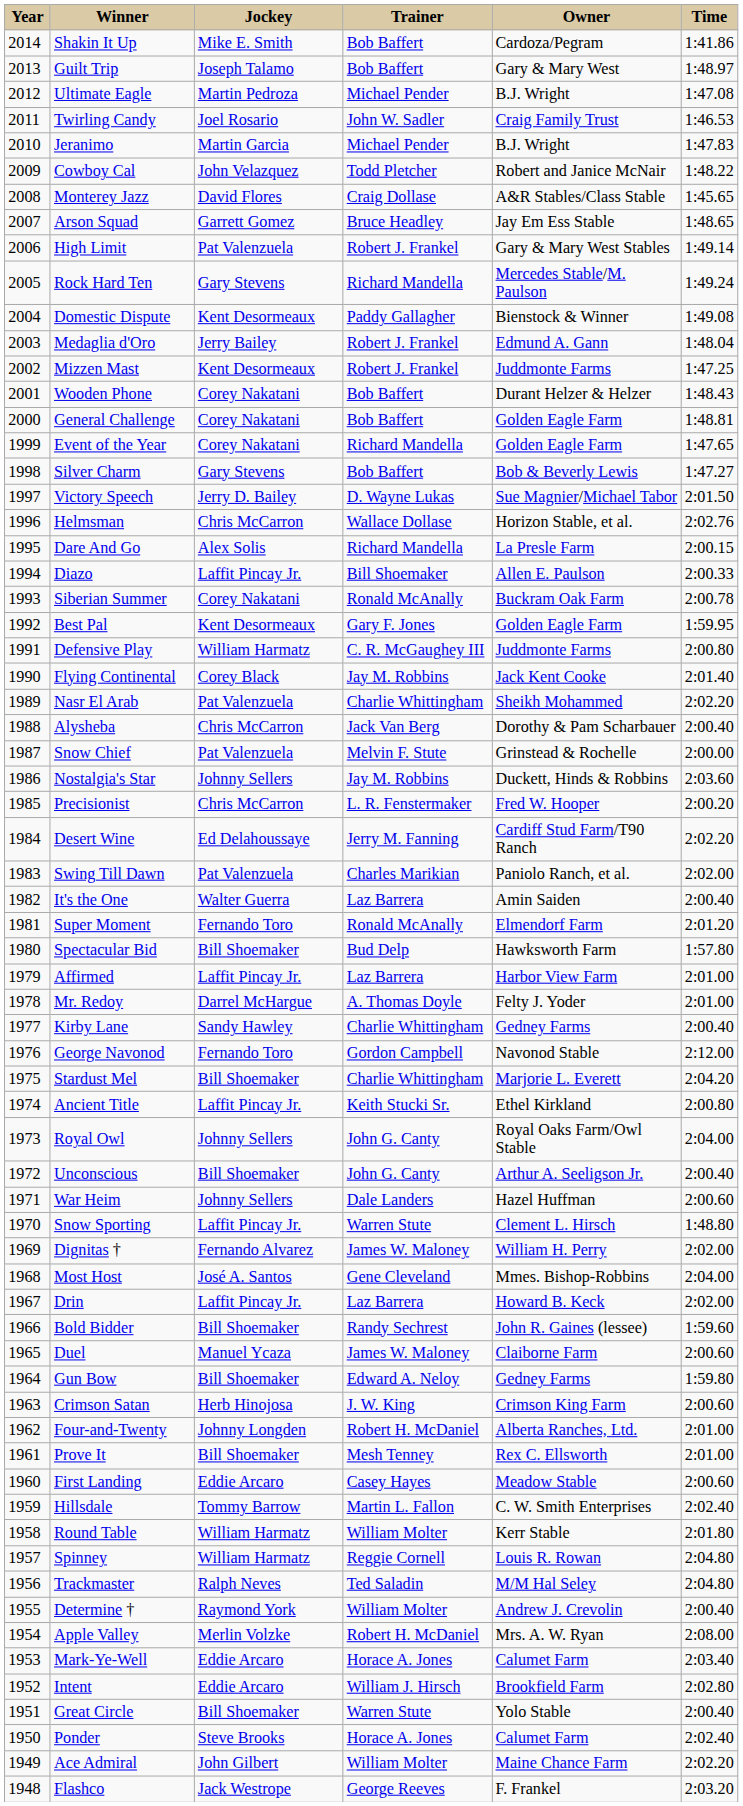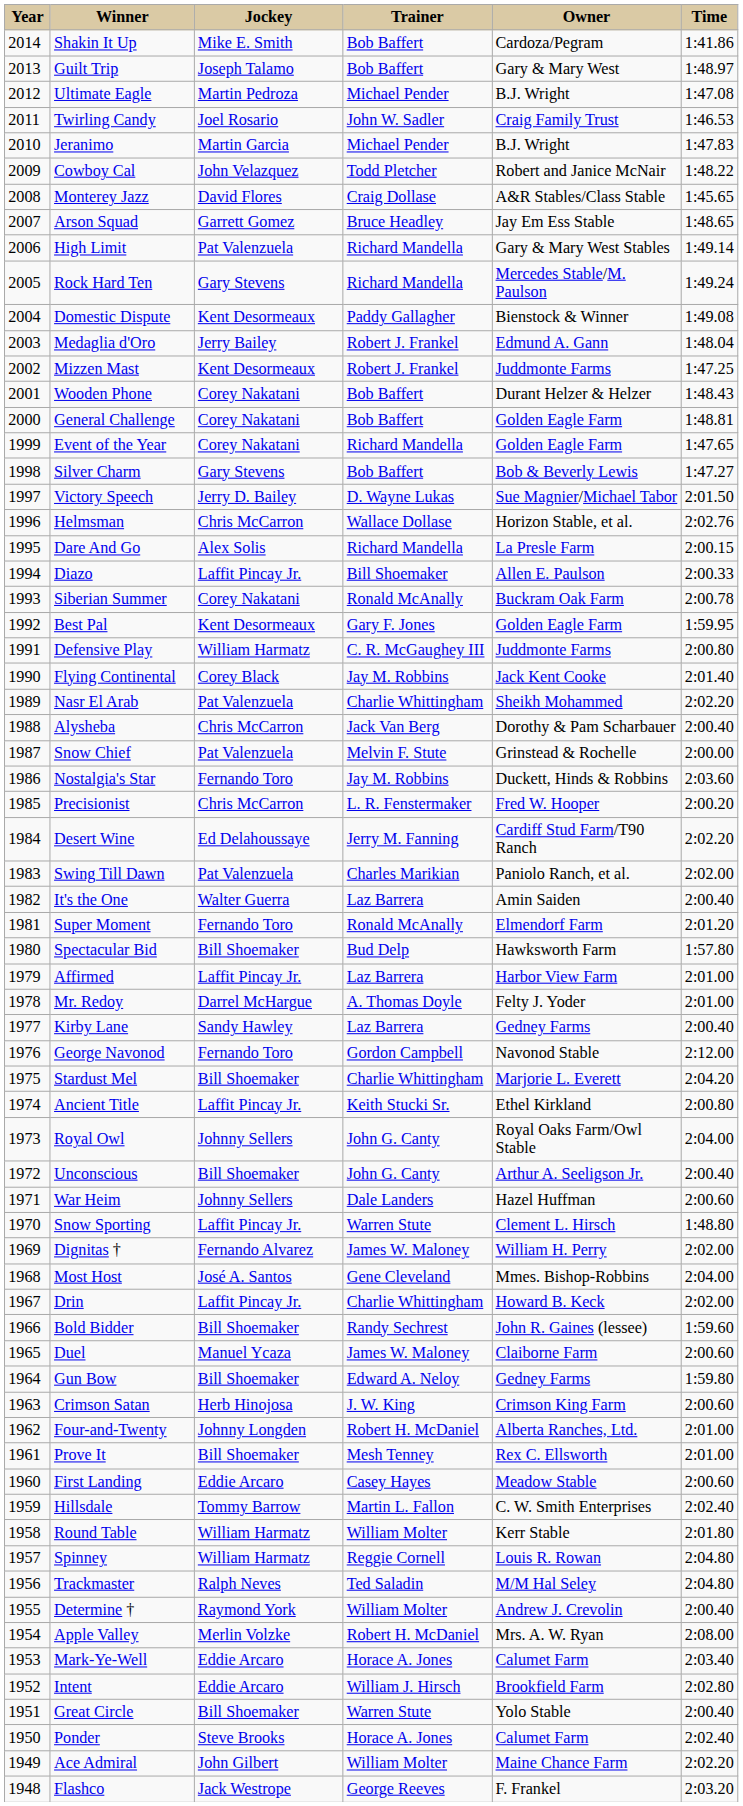(403, 247) Robert J. Frankel -> (405, 247) Richard Mandella
(245, 778) Johnny Sellers -> (245, 778) Fernando Toro
(415, 1027) Charlie Whittingham -> (385, 1027) Laz Barrera
(385, 1302) Laz Barrera -> (415, 1302) Charlie Whittingham
